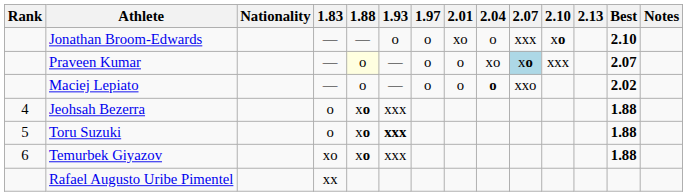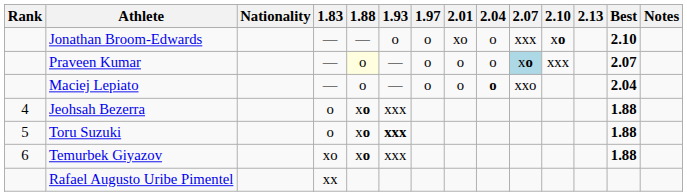(493, 62) xo -> (493, 62) o
(624, 86) 2.02 -> (624, 86) 2.04
